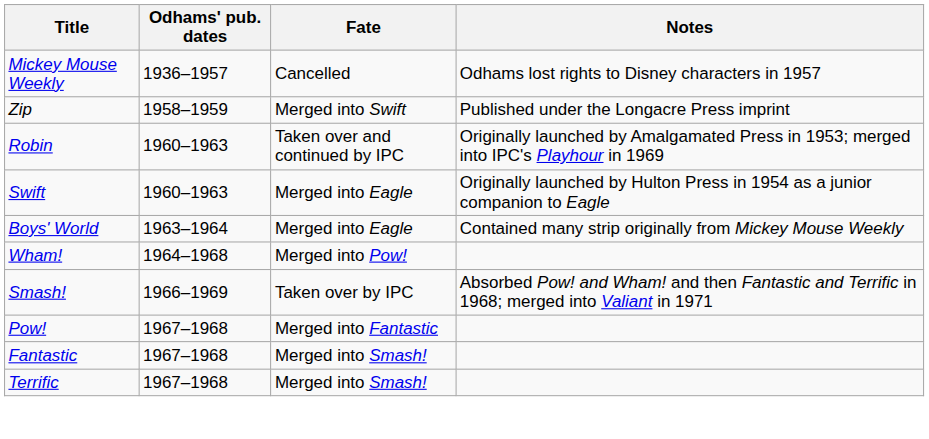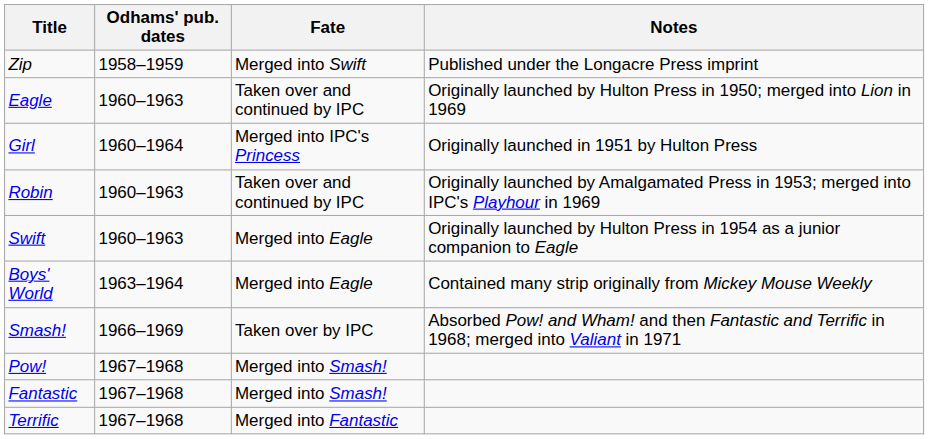- row: (63, 73)
+ row: (30, 100)
+ row: (22, 146)
- row: (35, 255)
(356, 328) Merged into Fantastic -> (311, 366) Merged into Smash!
(351, 382) Merged into Smash! -> (317, 420) Merged into Fantastic
